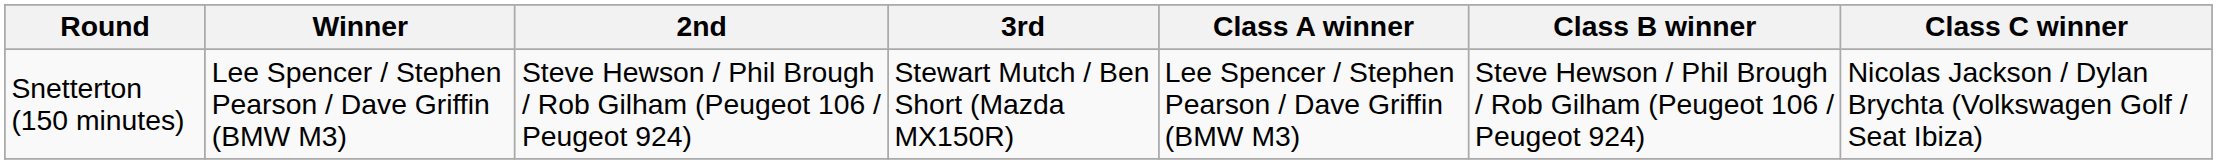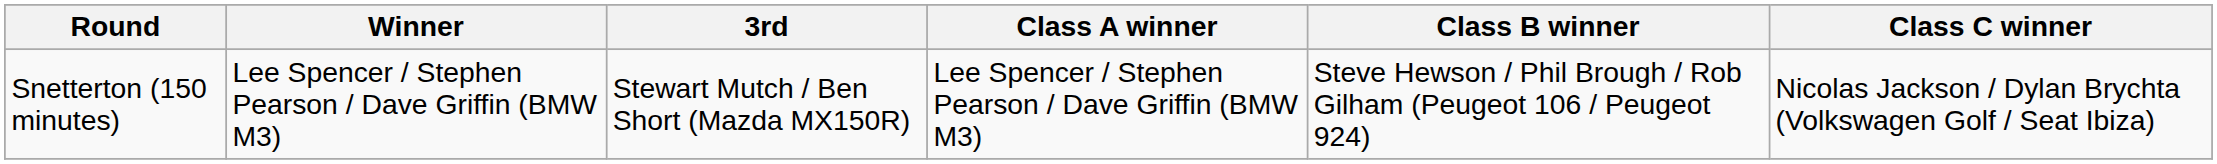- column: (702, 26)
